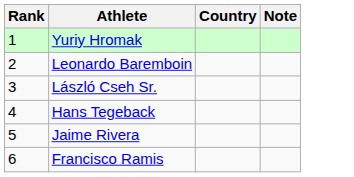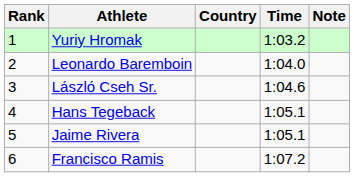+ column: (285, 16)
